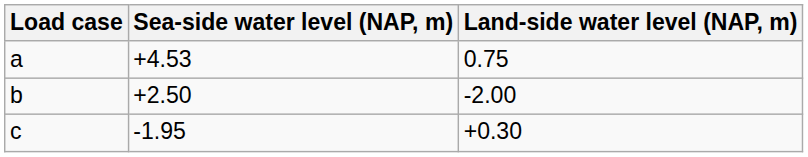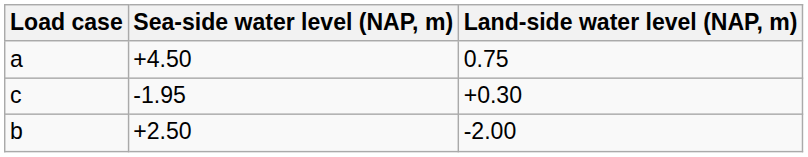(163, 59) +4.53 -> (163, 59) +4.50
rows swapped: (16, 95) <-> (16, 132)
